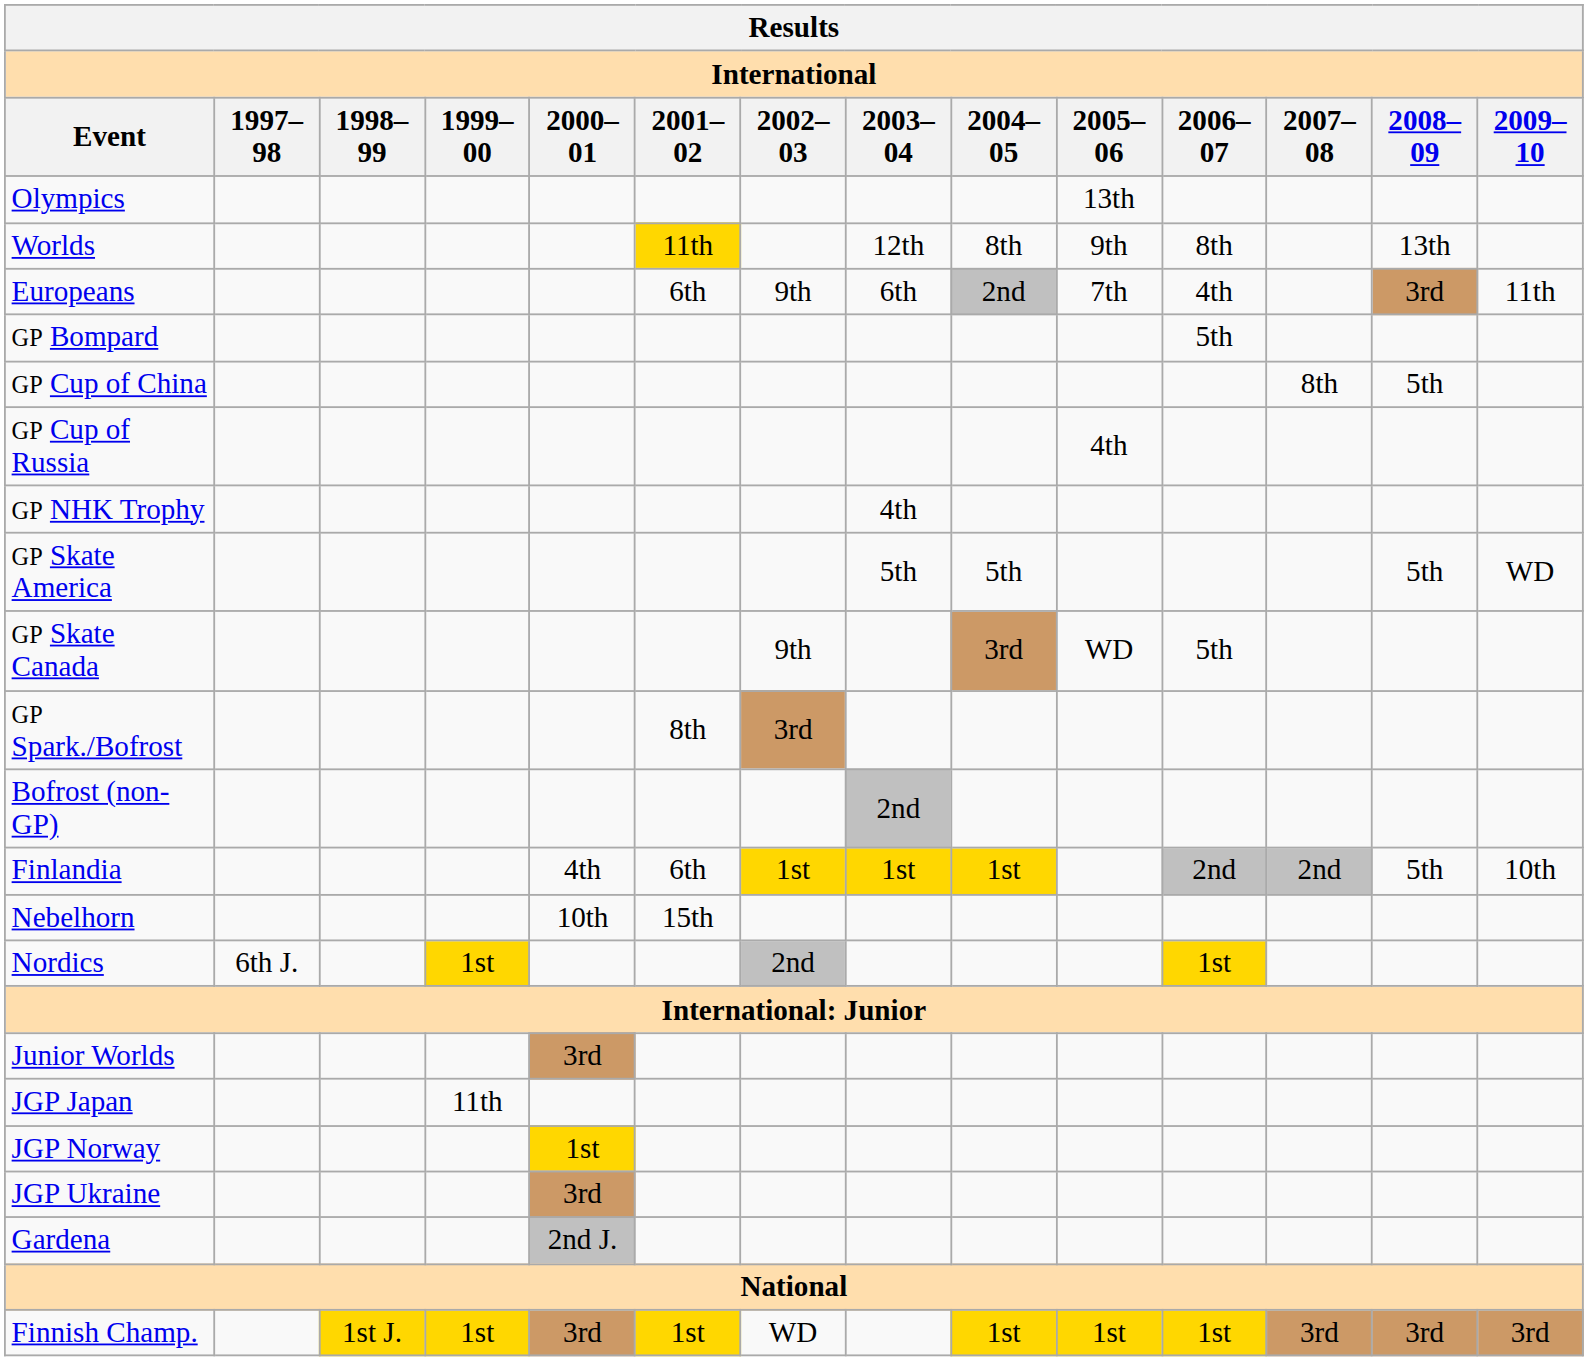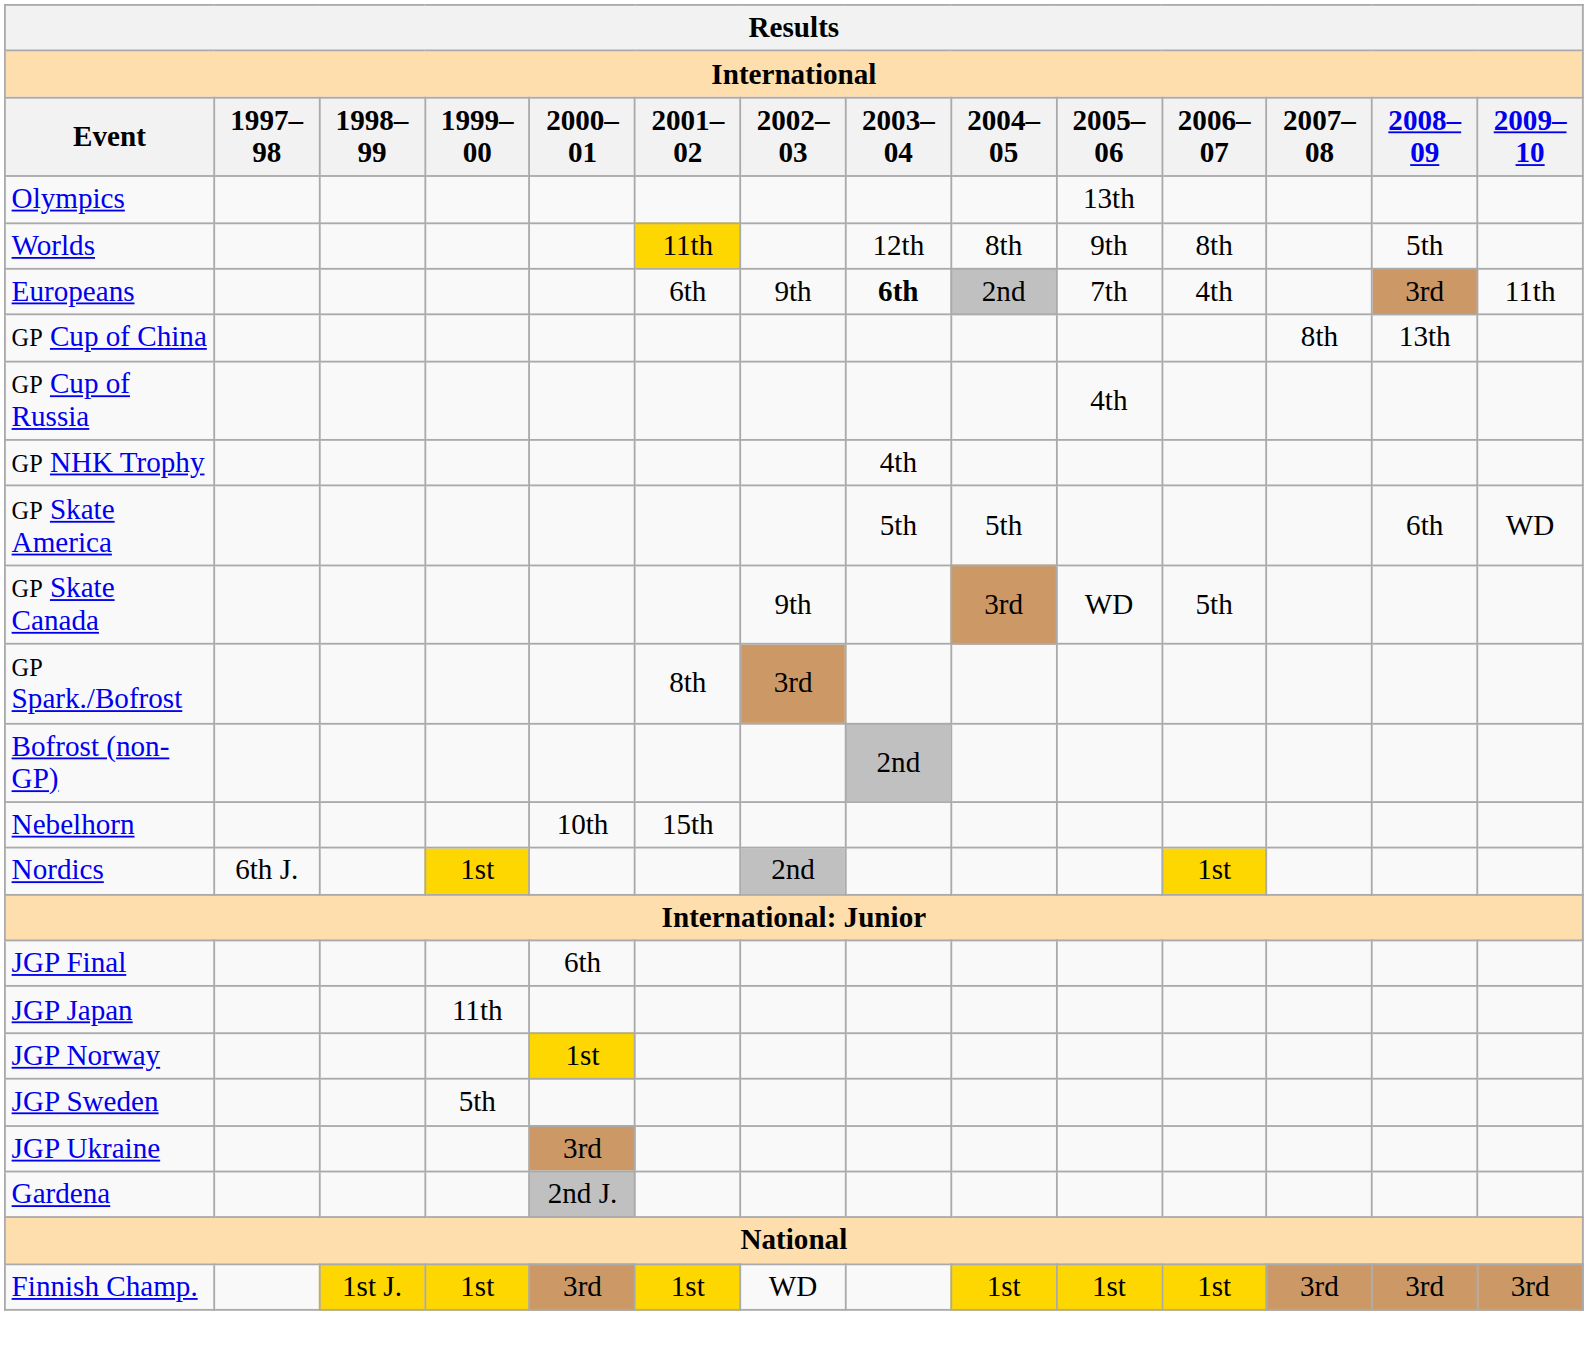(1425, 245) 13th -> (1425, 245) 5th
(898, 291) normal -> (898, 291) bold
- row: (85, 337)
(1425, 383) 5th -> (1425, 337) 13th
(1425, 571) 5th -> (1425, 525) 6th
- row: (67, 870)
- row: (93, 1055)
+ row: (69, 963)
+ row: (85, 1101)
